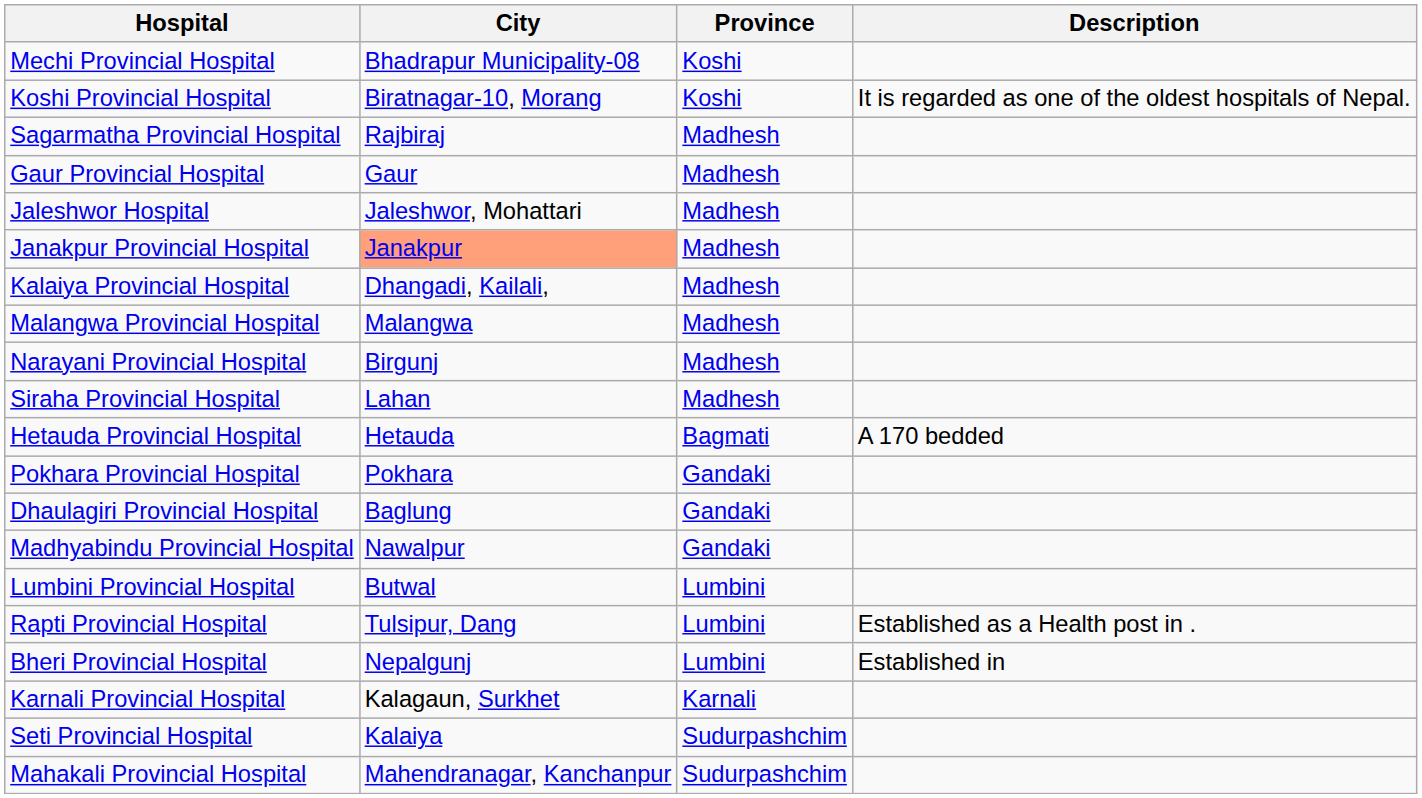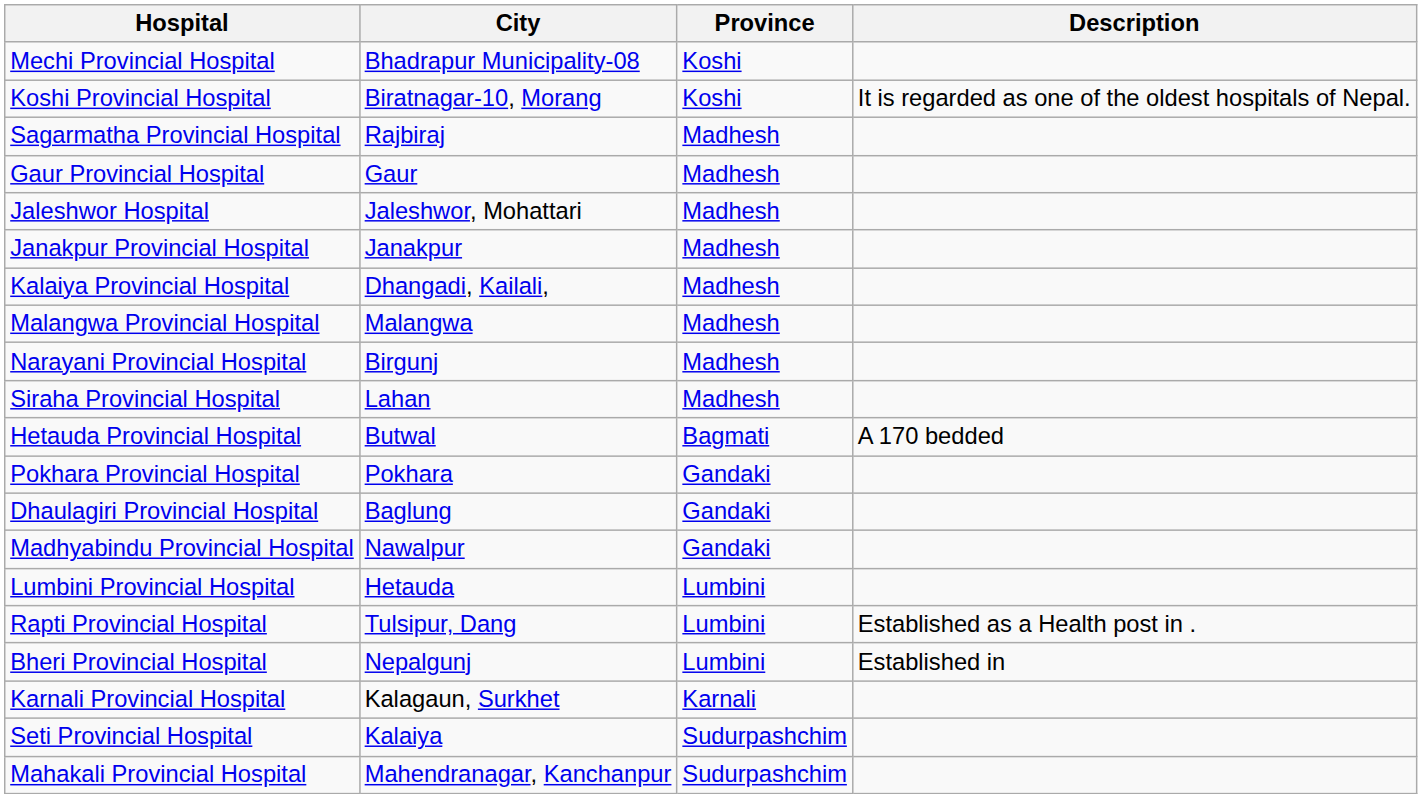(413, 248) lightsalmon background -> (413, 248) no background
(409, 436) Hetauda -> (400, 436) Butwal
(400, 586) Butwal -> (409, 586) Hetauda
